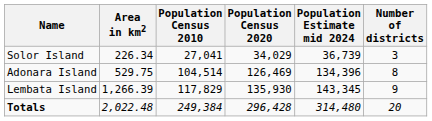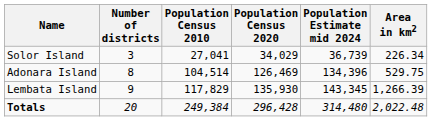columns swapped: (128, 25) <-> (395, 25)
